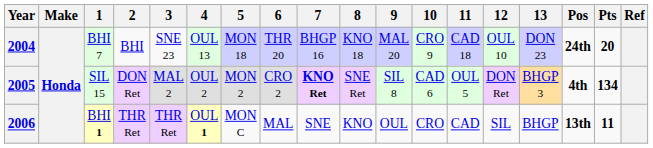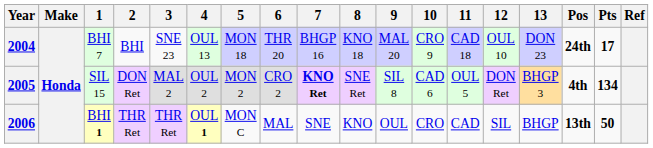(608, 46) 20 -> (608, 46) 17
(608, 124) 11 -> (608, 124) 50
